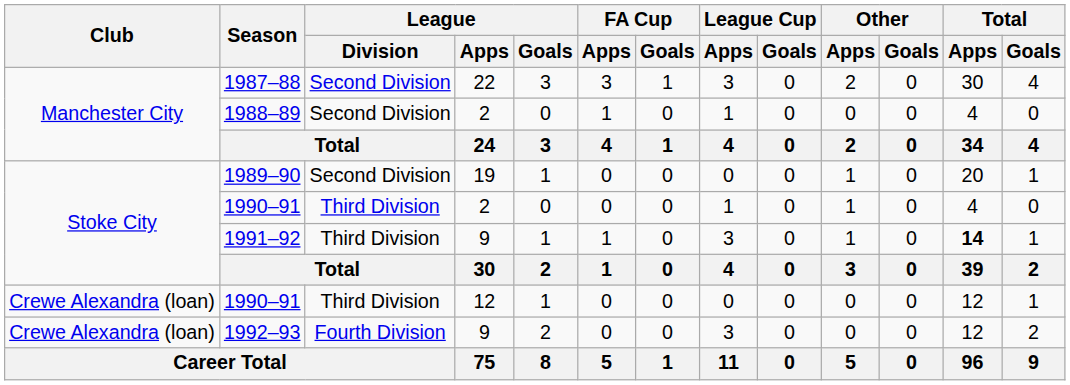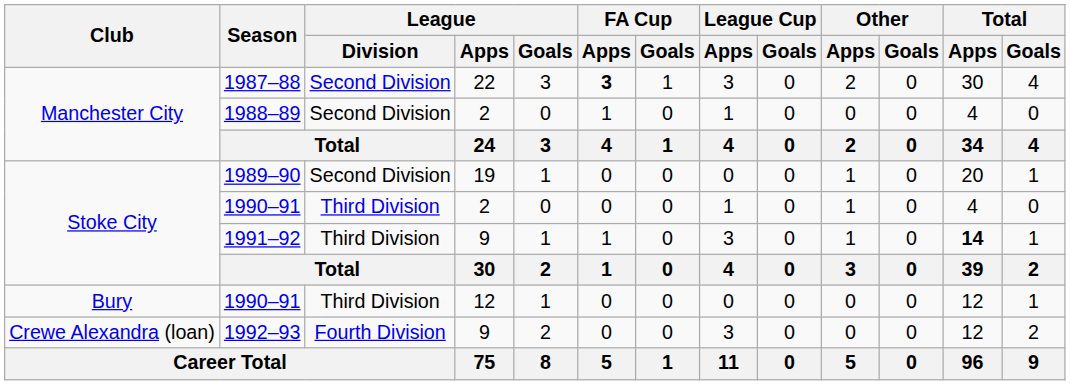(606, 82) normal -> (606, 82) bold
(112, 301) Crewe Alexandra (loan) -> (112, 301) Bury
